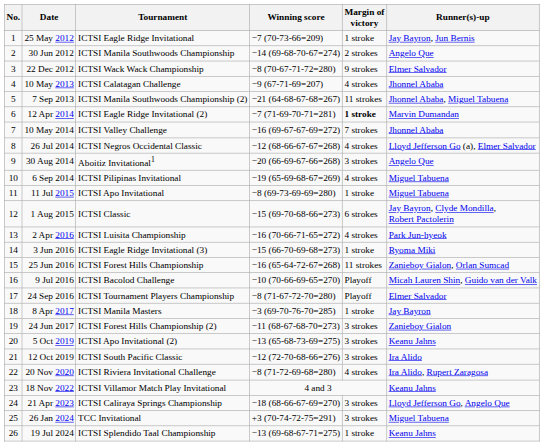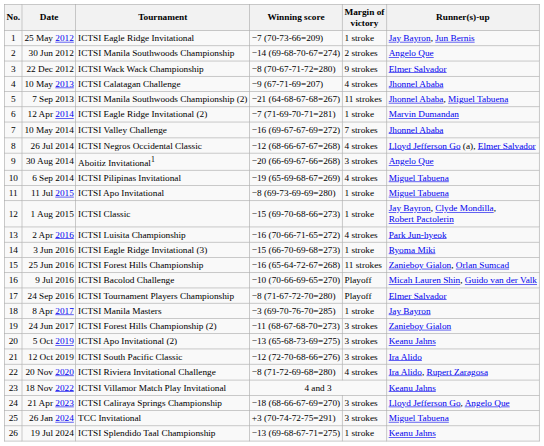(360, 115) bold -> (359, 115) normal
(361, 214) 6 strokes -> (359, 214) 1 stroke
